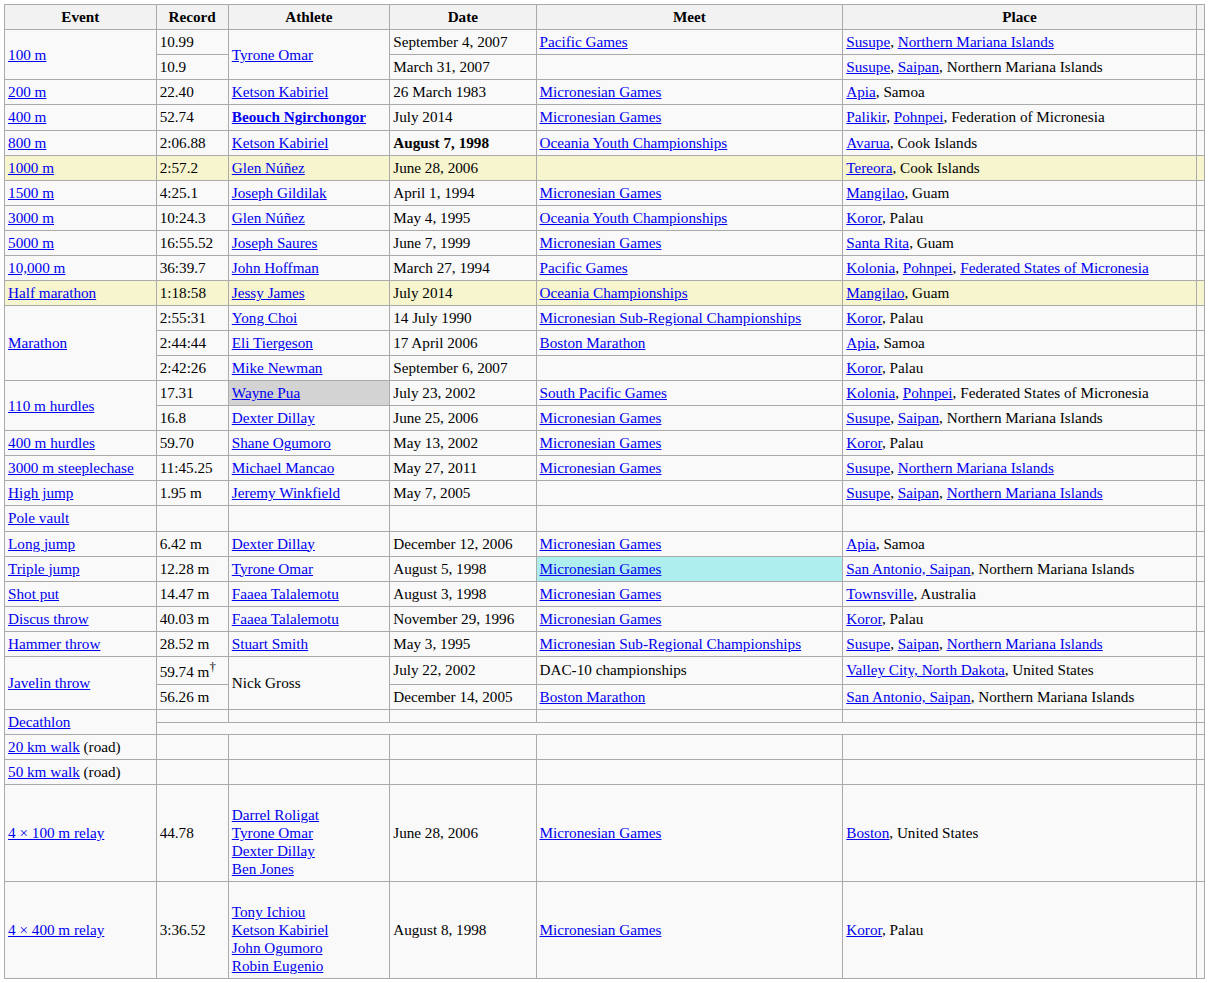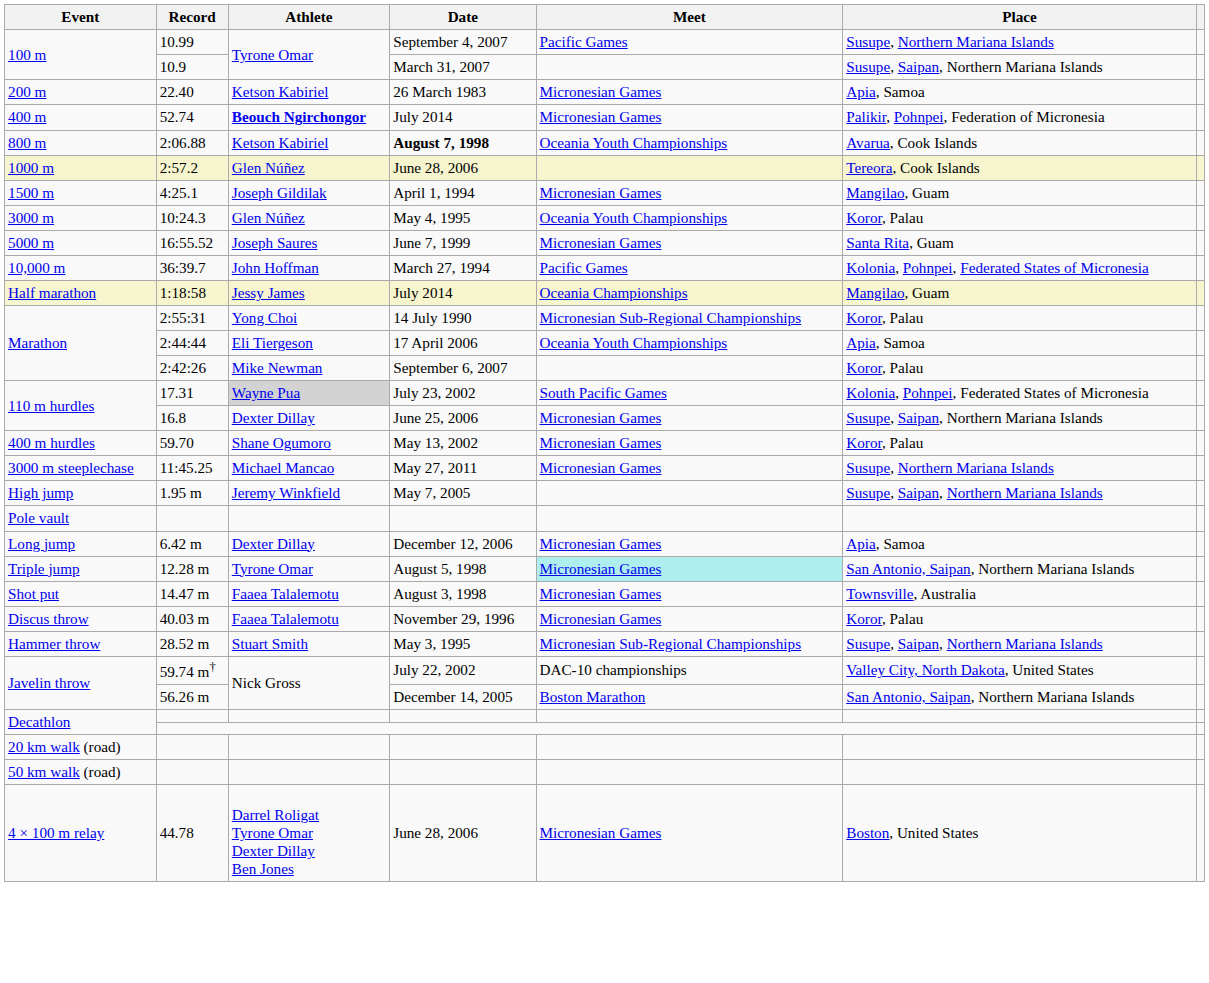(592, 343) Boston Marathon -> (633, 343) Oceania Youth Championships
- row: (56, 930)
